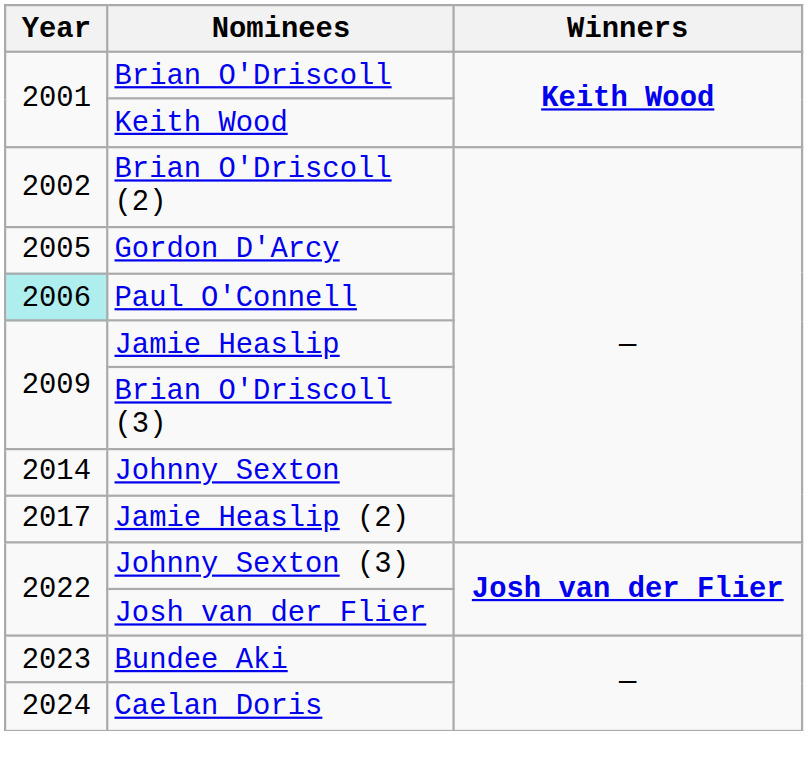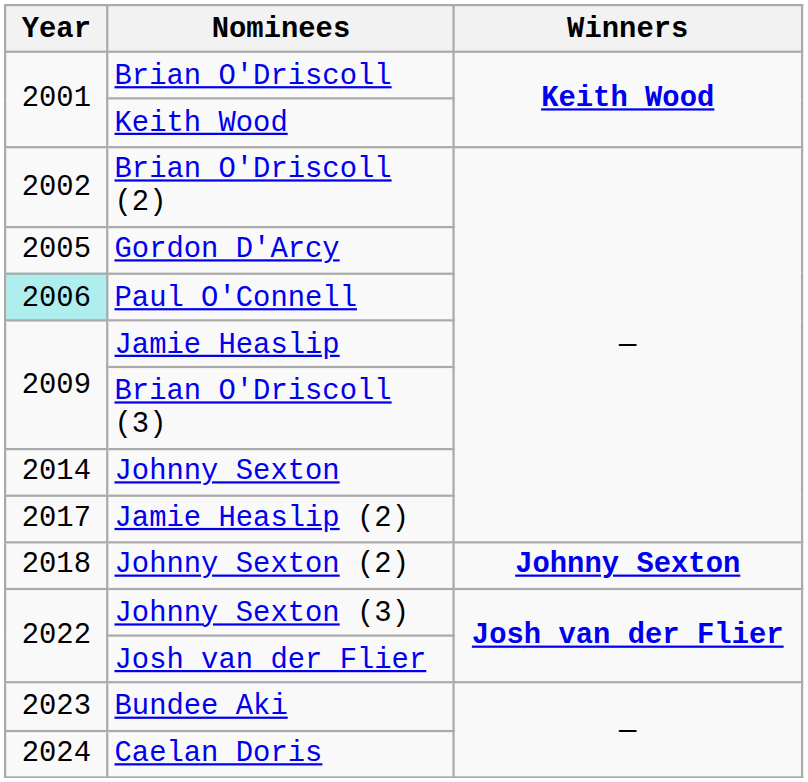+ row: (262, 566)
